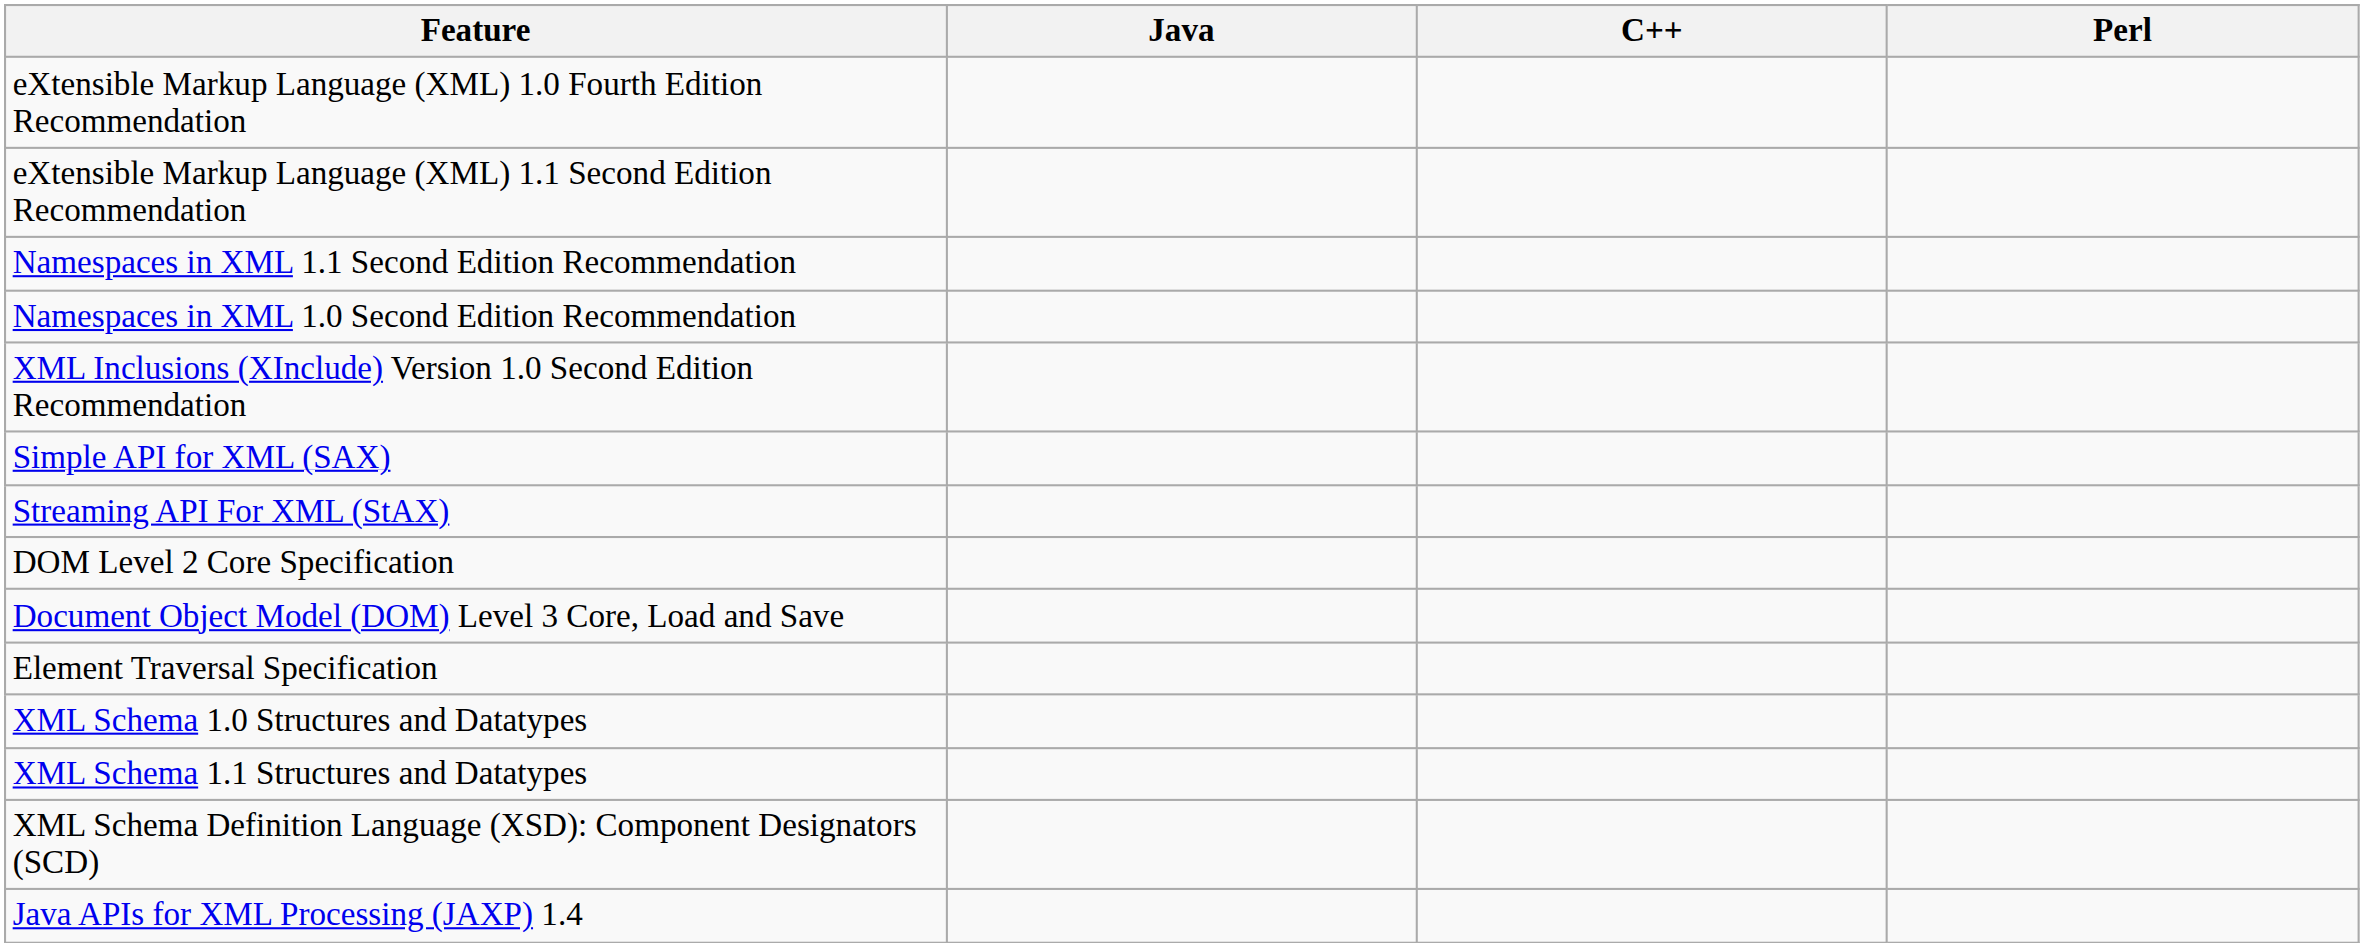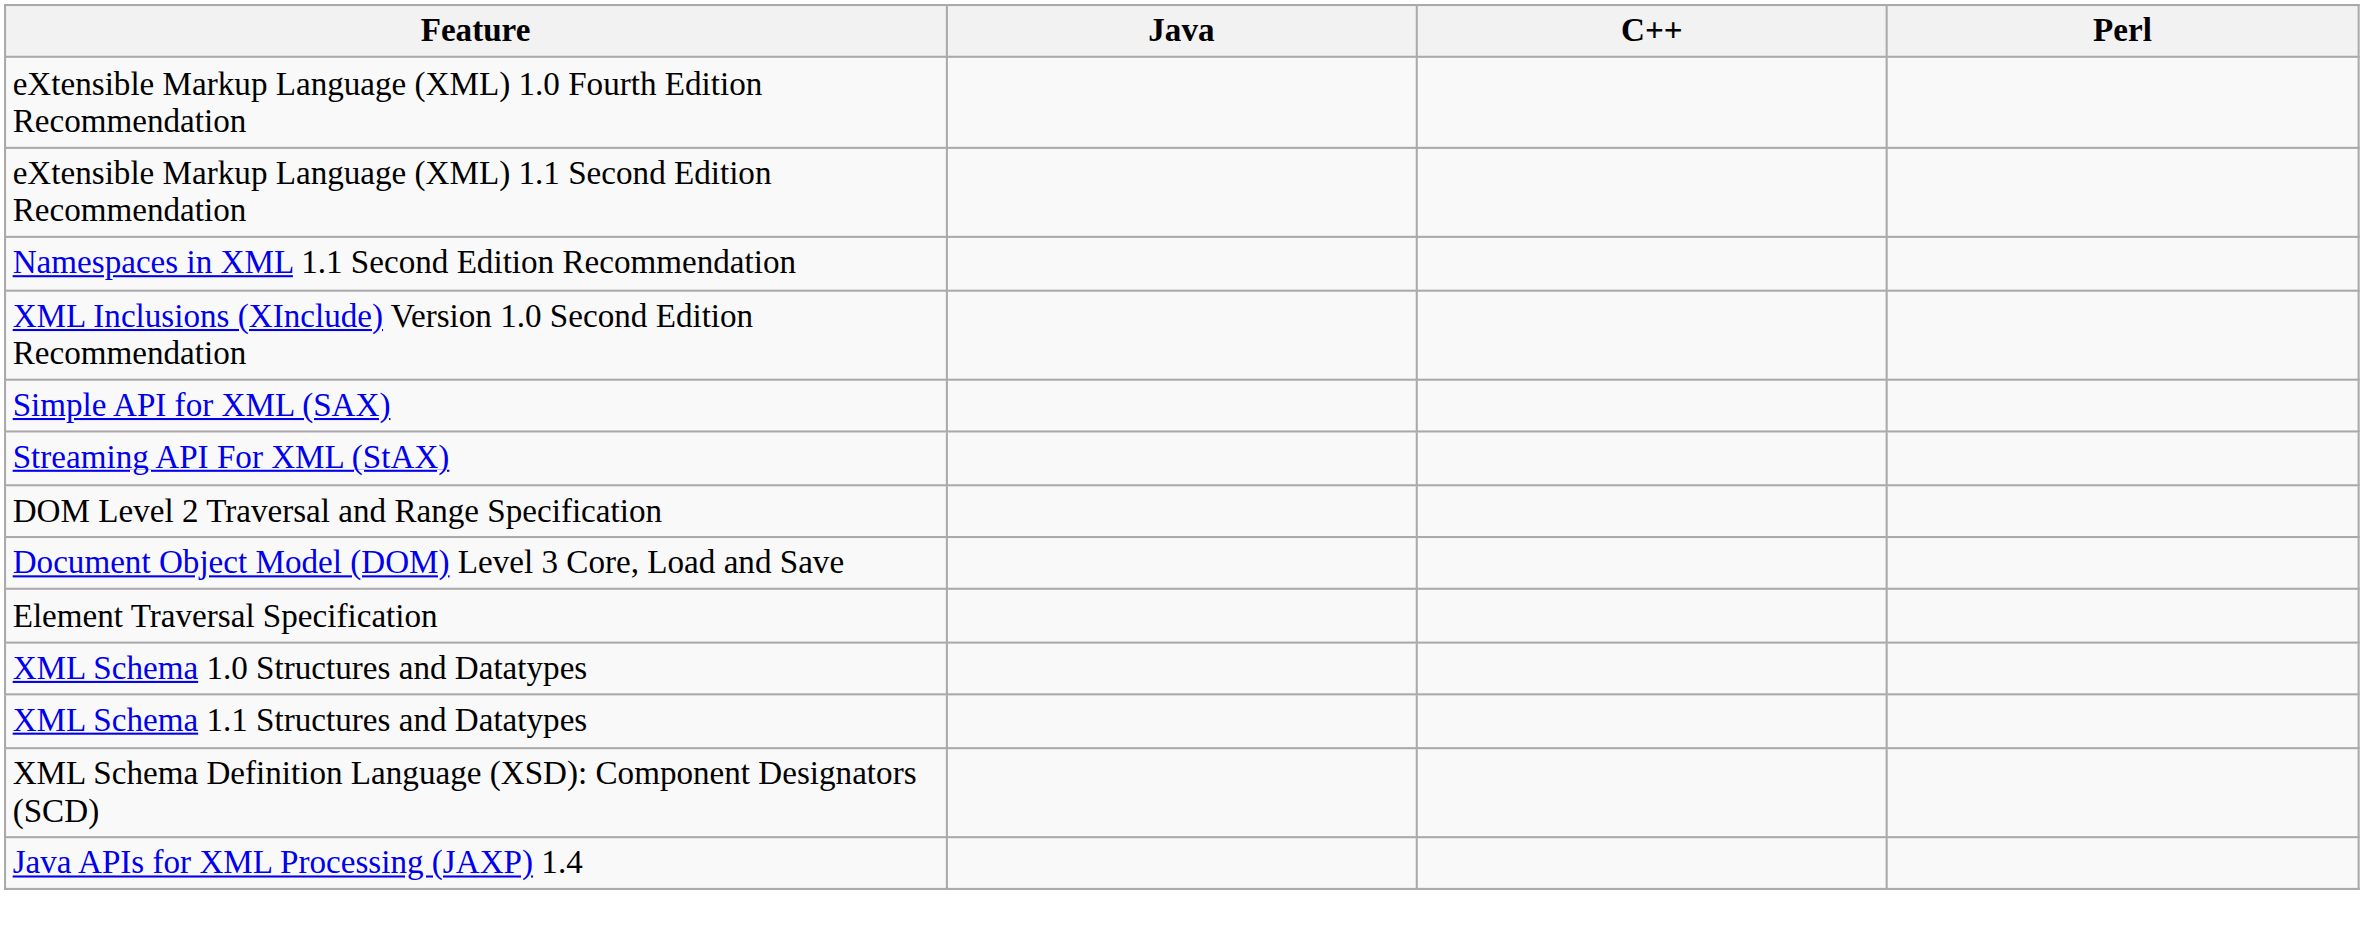- row: (404, 315)
- row: (233, 562)
+ row: (337, 510)
